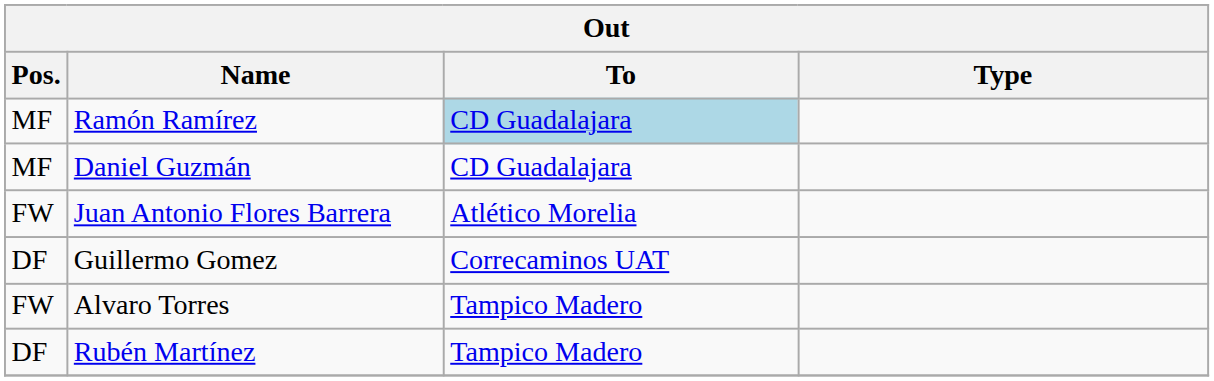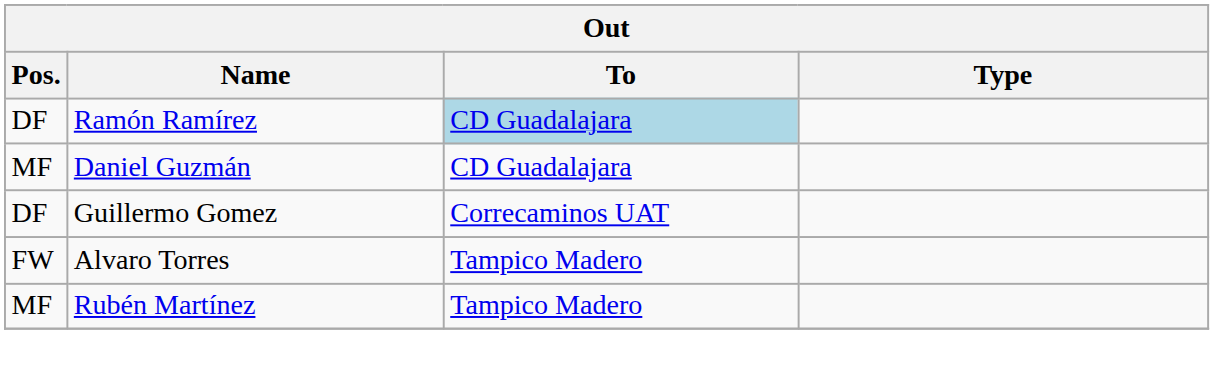(32, 120) MF -> (30, 120) DF
- row: (232, 213)
(30, 352) DF -> (32, 305) MF
